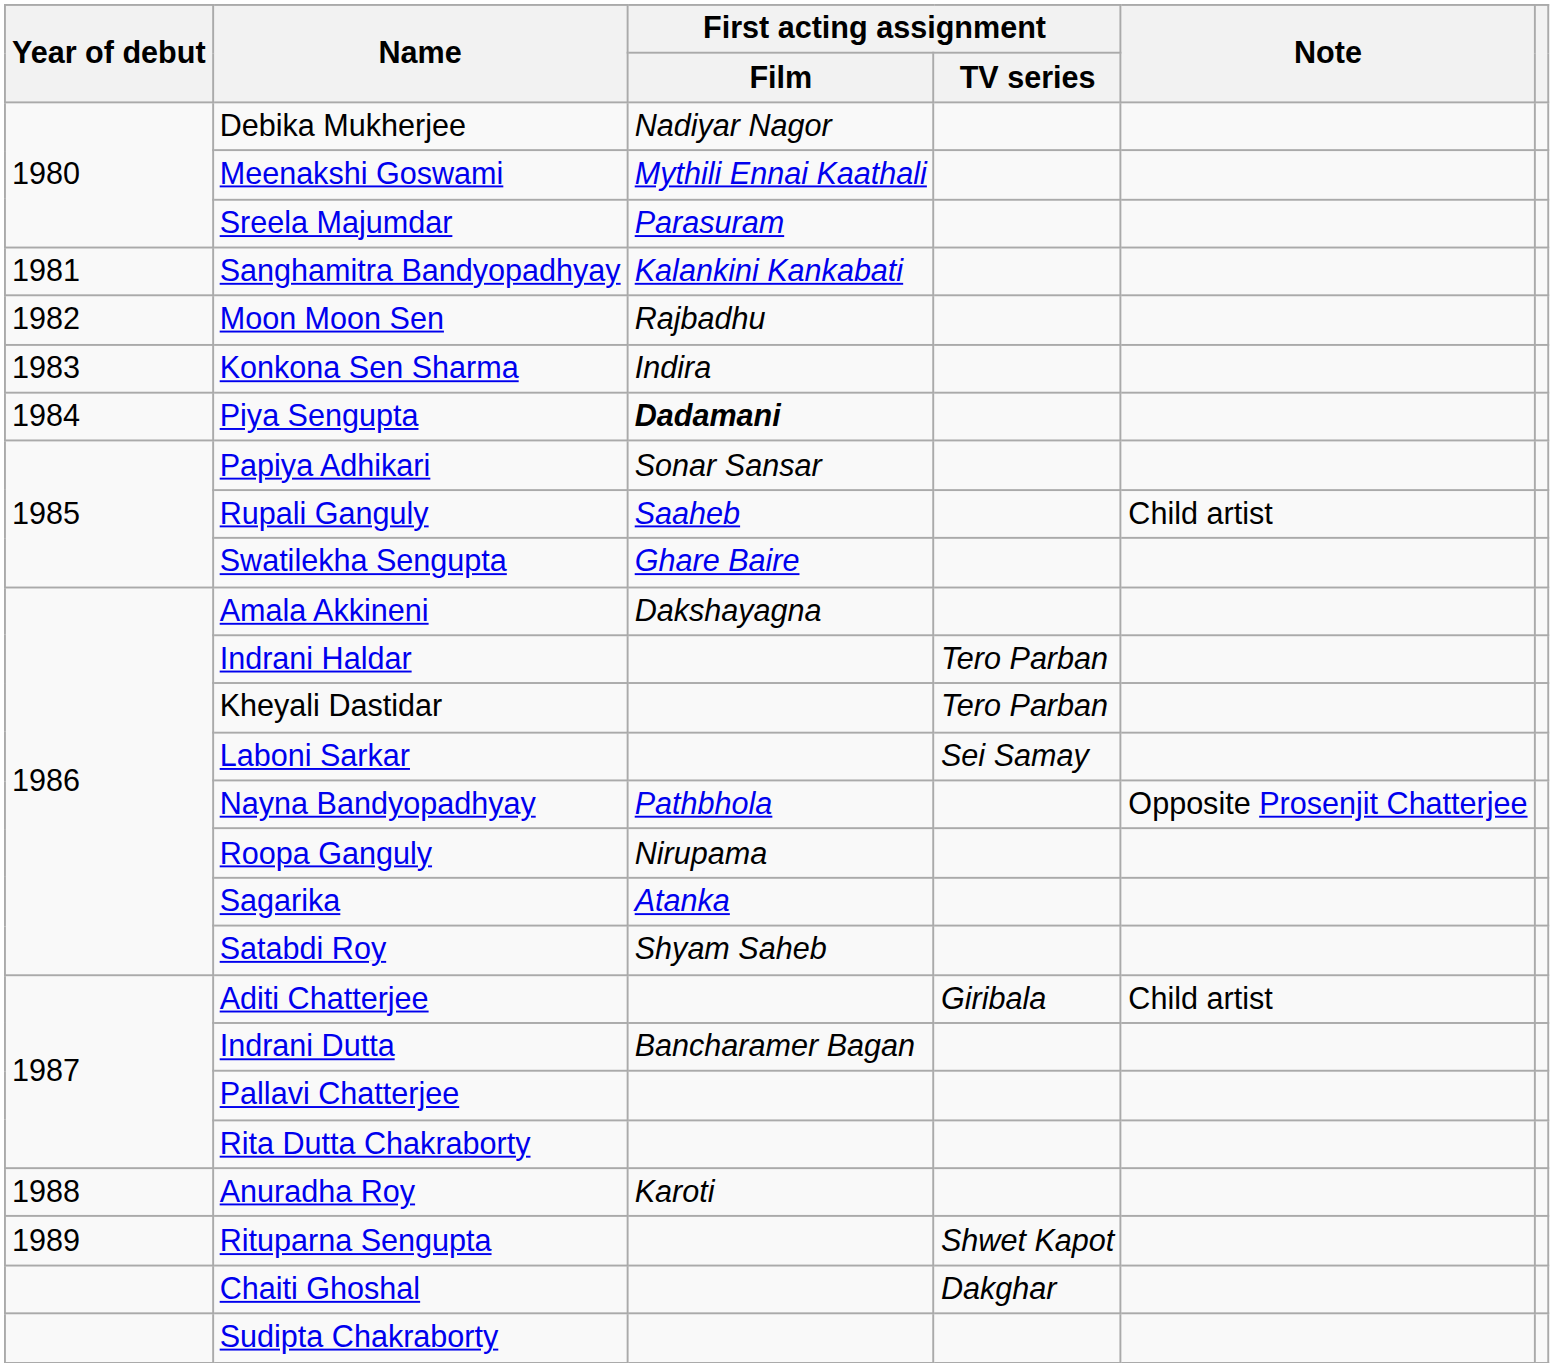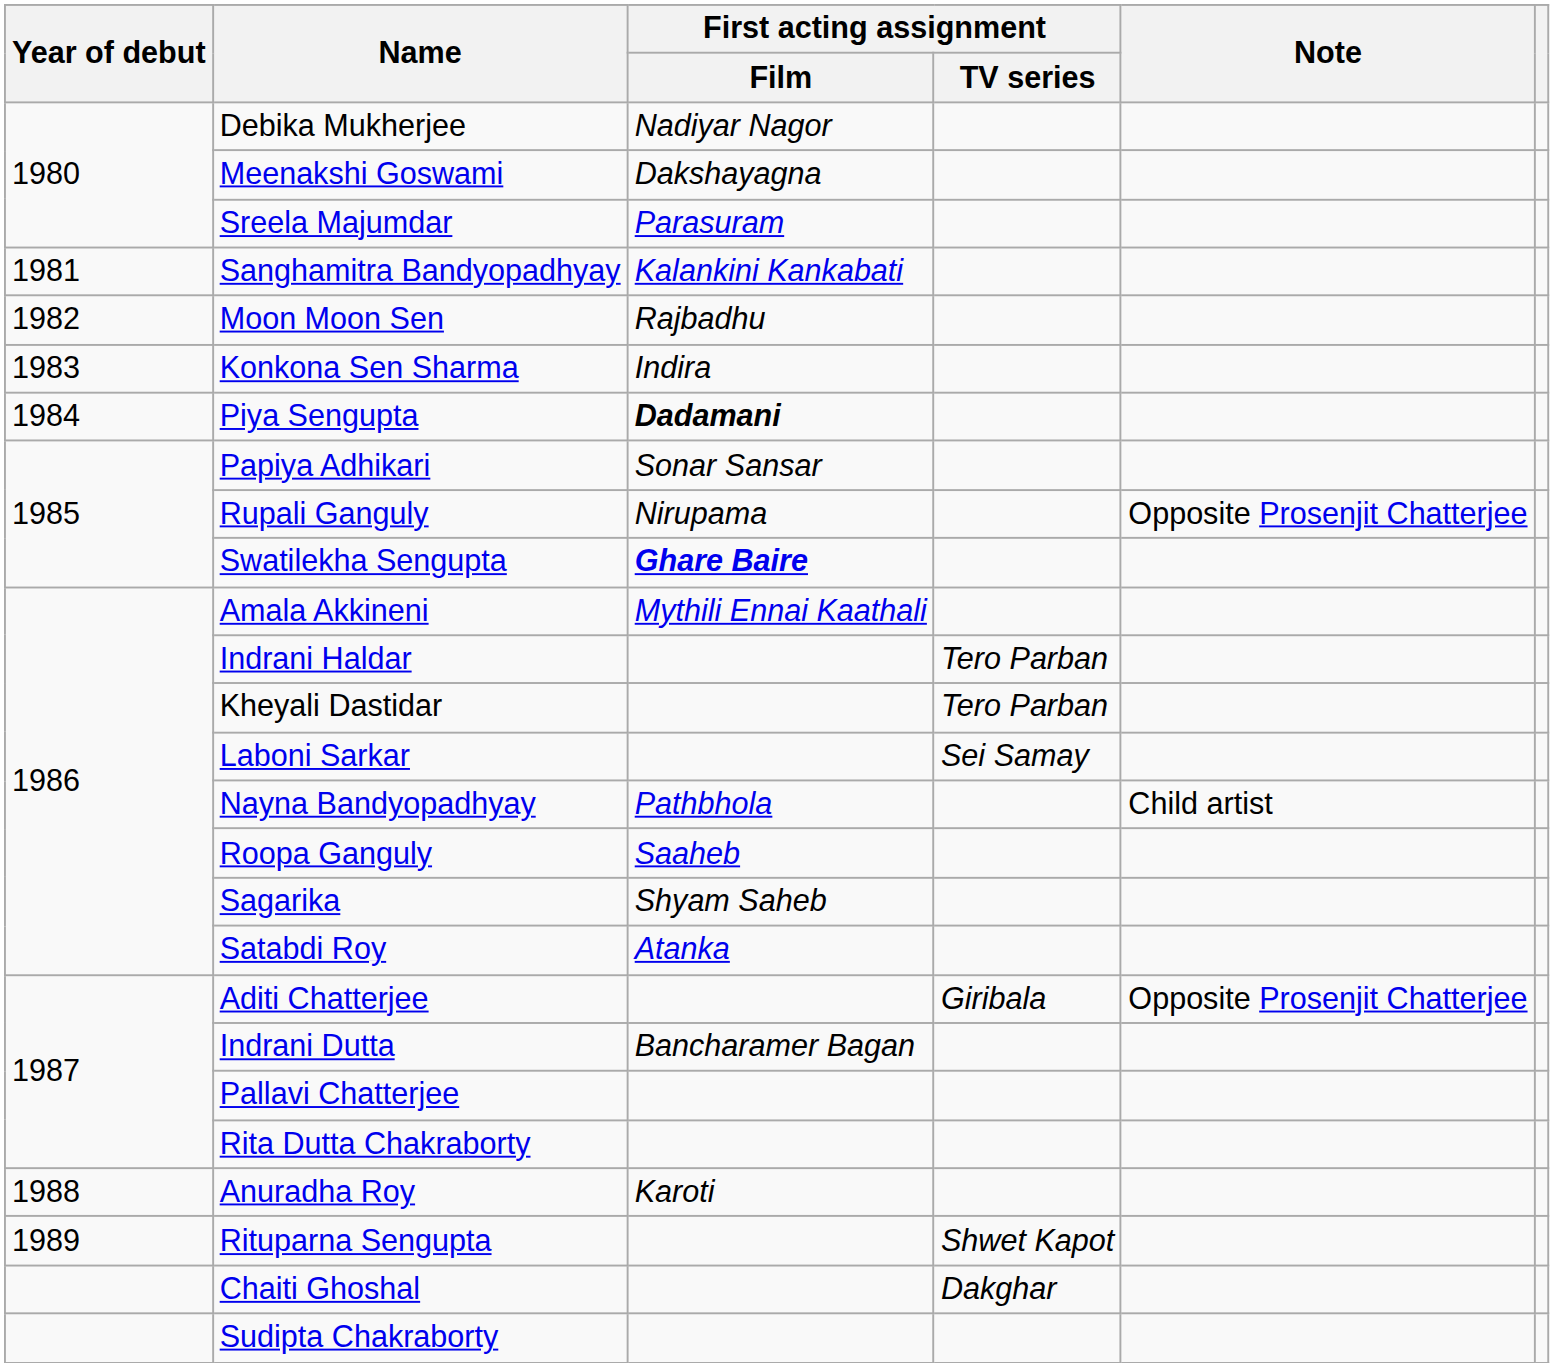(781, 174) Mythili Ennai Kaathali -> (728, 174) Dakshayagna
(687, 513) Saaheb -> (701, 513) Nirupama
(1201, 513) Child artist -> (1328, 513) Opposite Prosenjit Chatterjee
(717, 561) normal -> (721, 561) bold
(728, 610) Dakshayagna -> (781, 610) Mythili Ennai Kaathali
(1328, 804) Opposite Prosenjit Chatterjee -> (1201, 804) Child artist
(701, 852) Nirupama -> (687, 852) Saaheb
(682, 901) Atanka -> (731, 901) Shyam Saheb
(731, 949) Shyam Saheb -> (682, 949) Atanka
(1201, 998) Child artist -> (1328, 998) Opposite Prosenjit Chatterjee
